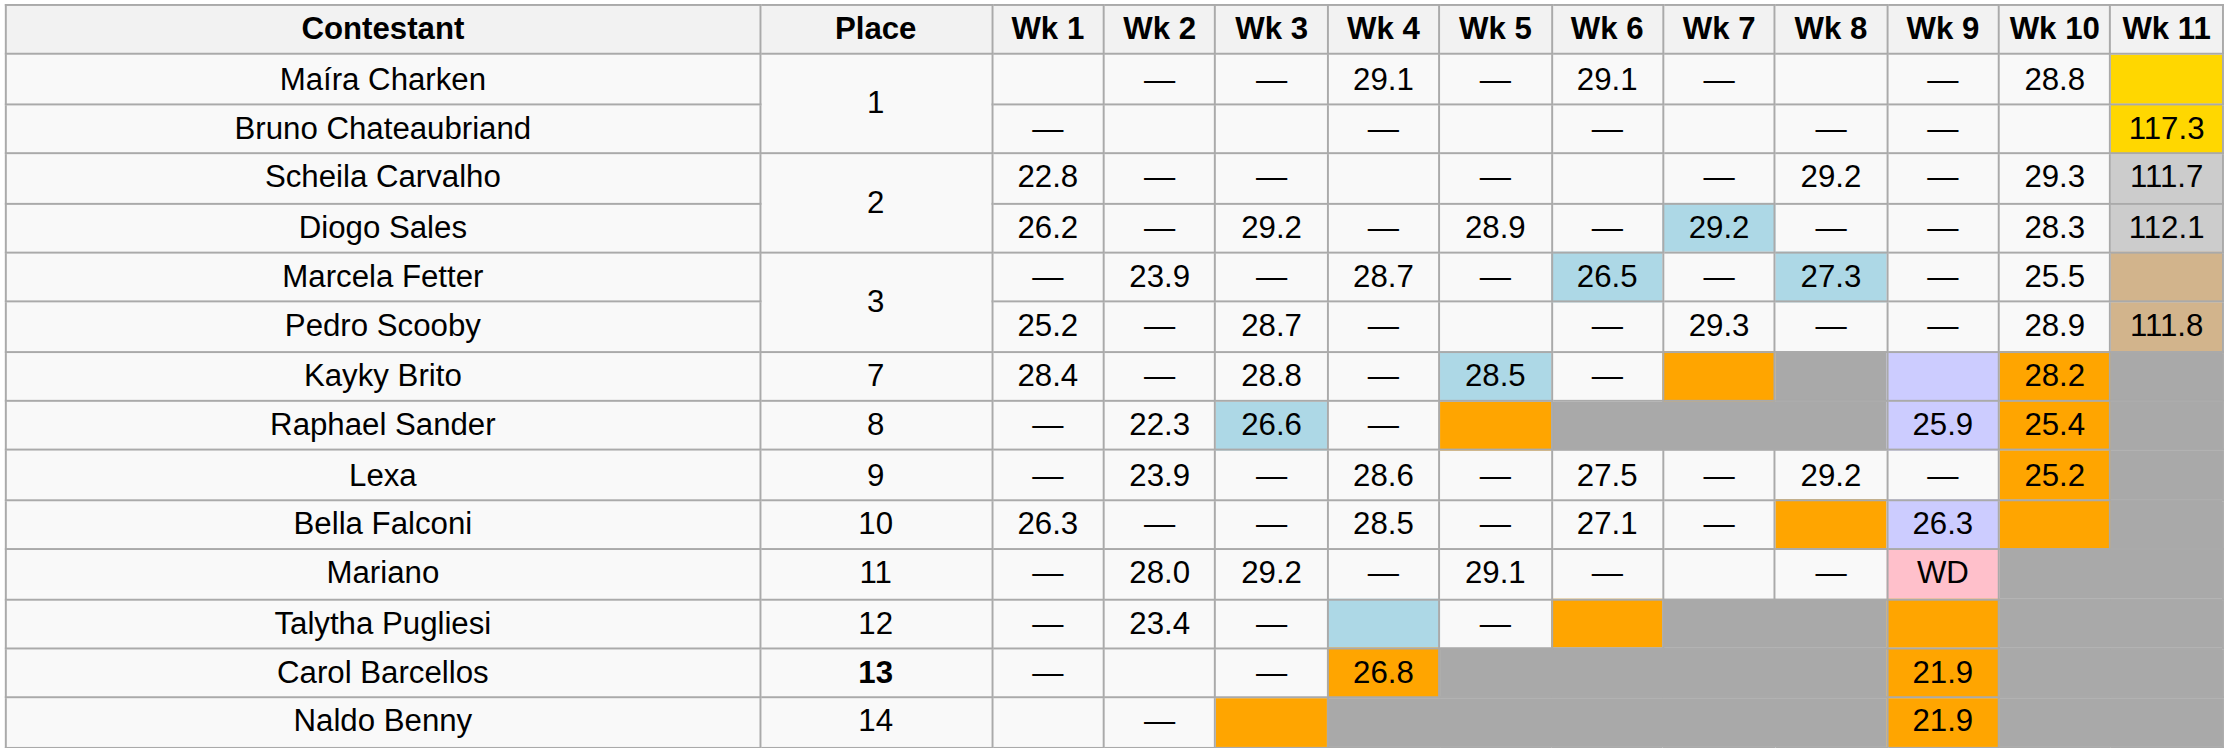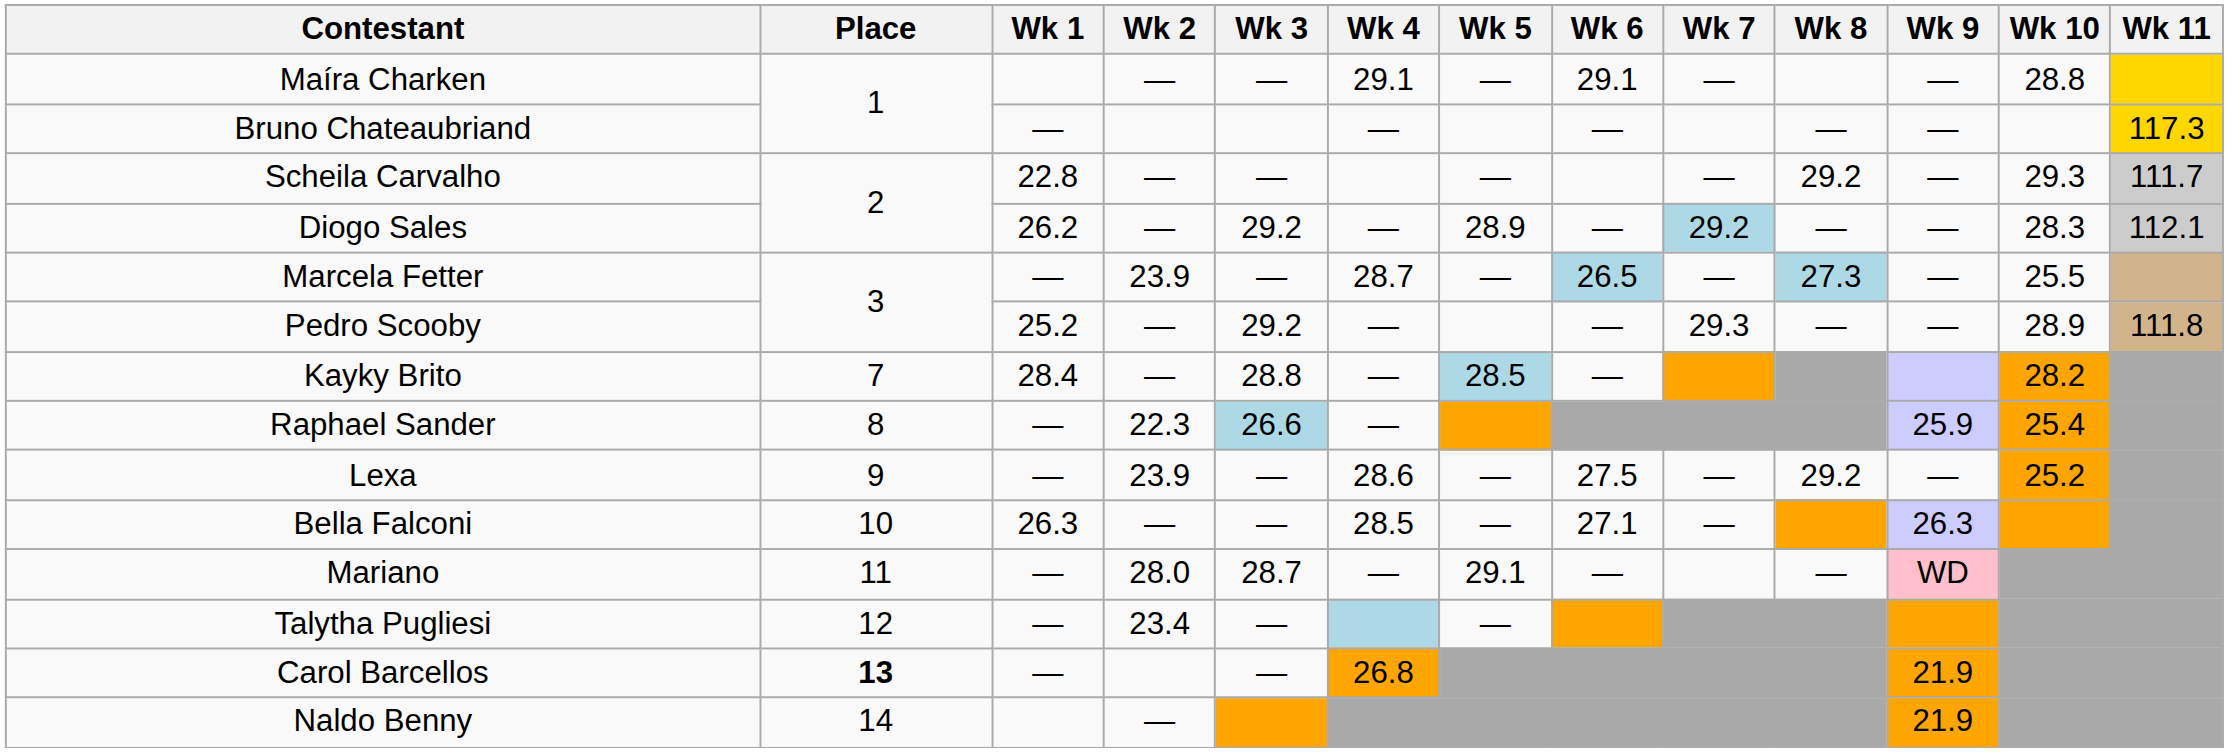(1272, 326) 28.7 -> (1272, 326) 29.2
(1272, 573) 29.2 -> (1272, 573) 28.7
